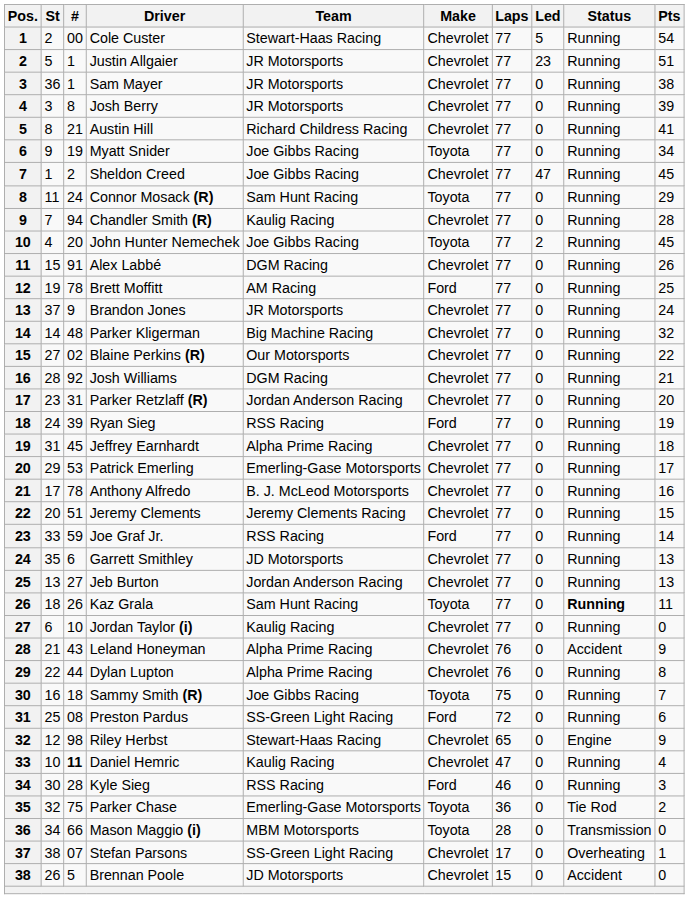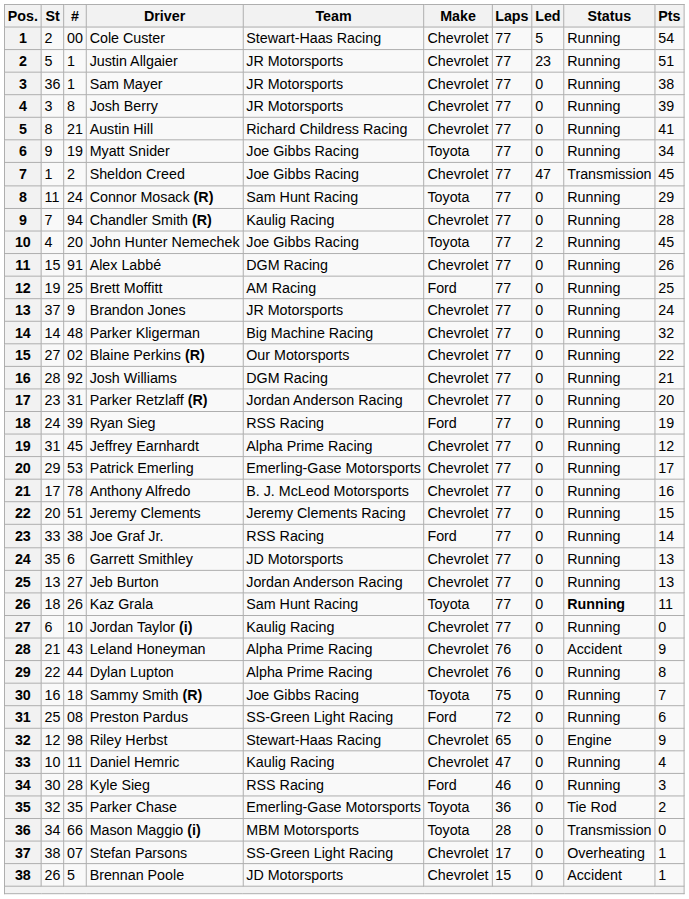(594, 174) Running -> (609, 174) Transmission
(75, 287) 78 -> (75, 287) 25
(666, 446) 18 -> (666, 446) 12
(75, 536) 59 -> (75, 536) 38
(75, 762) bold -> (75, 762) normal
(75, 808) 75 -> (75, 808) 35
(662, 875) 0 -> (662, 875) 1
